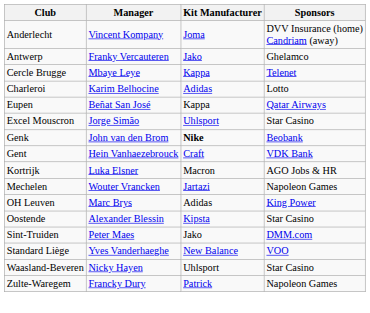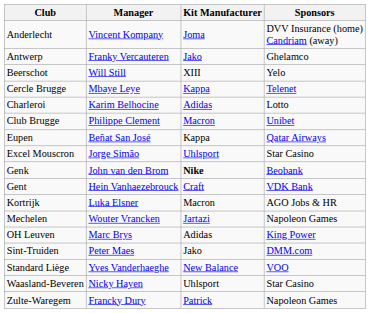+ row: (27, 72)
+ row: (33, 121)
- row: (26, 219)
